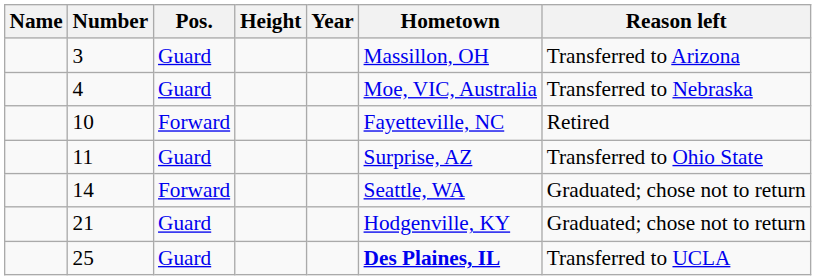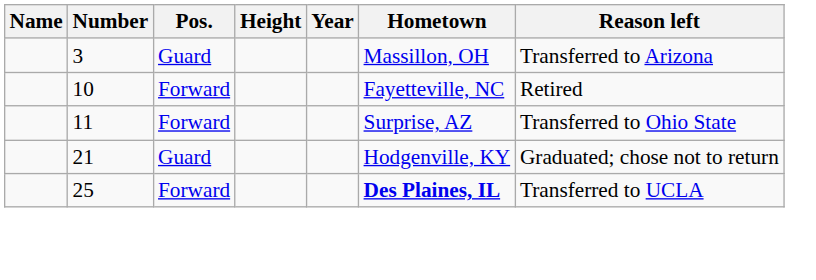- row: (78, 88)
(185, 156) Guard -> (194, 122) Forward
- row: (83, 190)
(185, 257) Guard -> (194, 190) Forward
